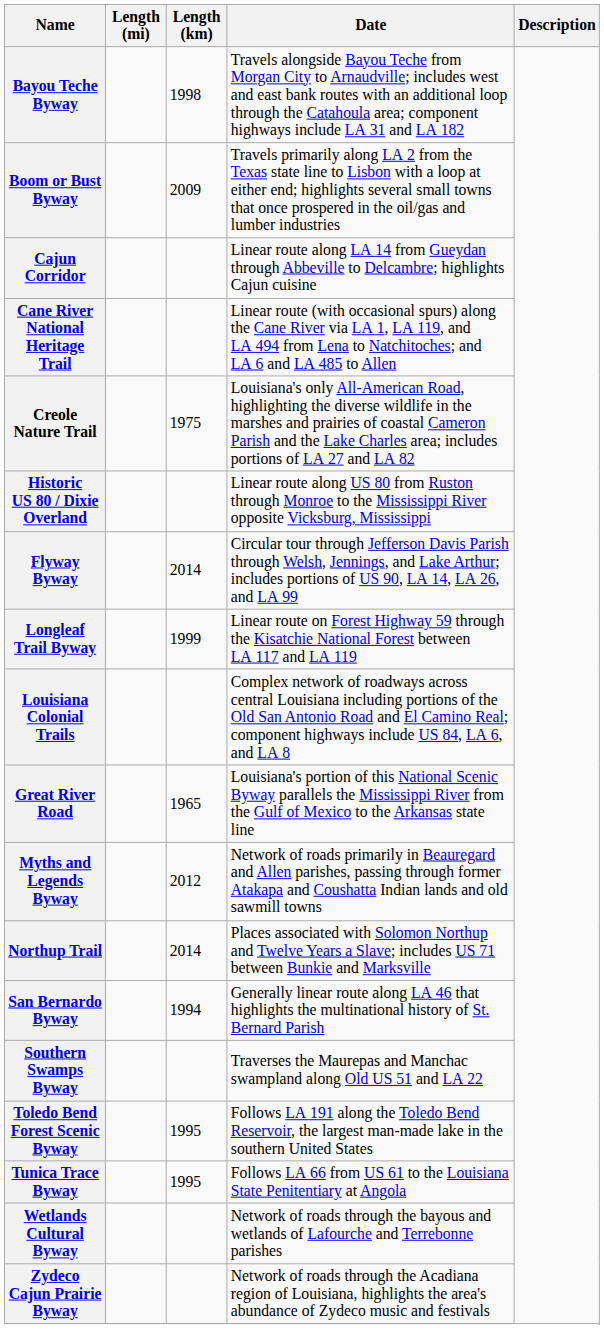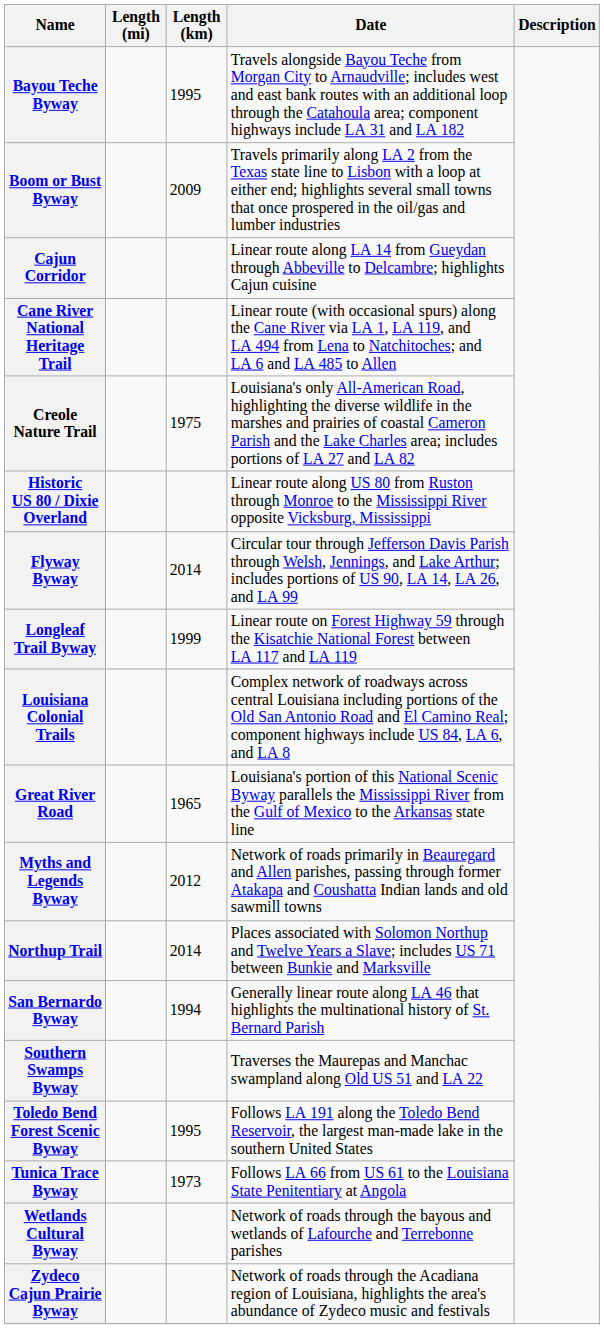(185, 94) 1998 -> (185, 94) 1995
(185, 1182) 1995 -> (185, 1182) 1973
